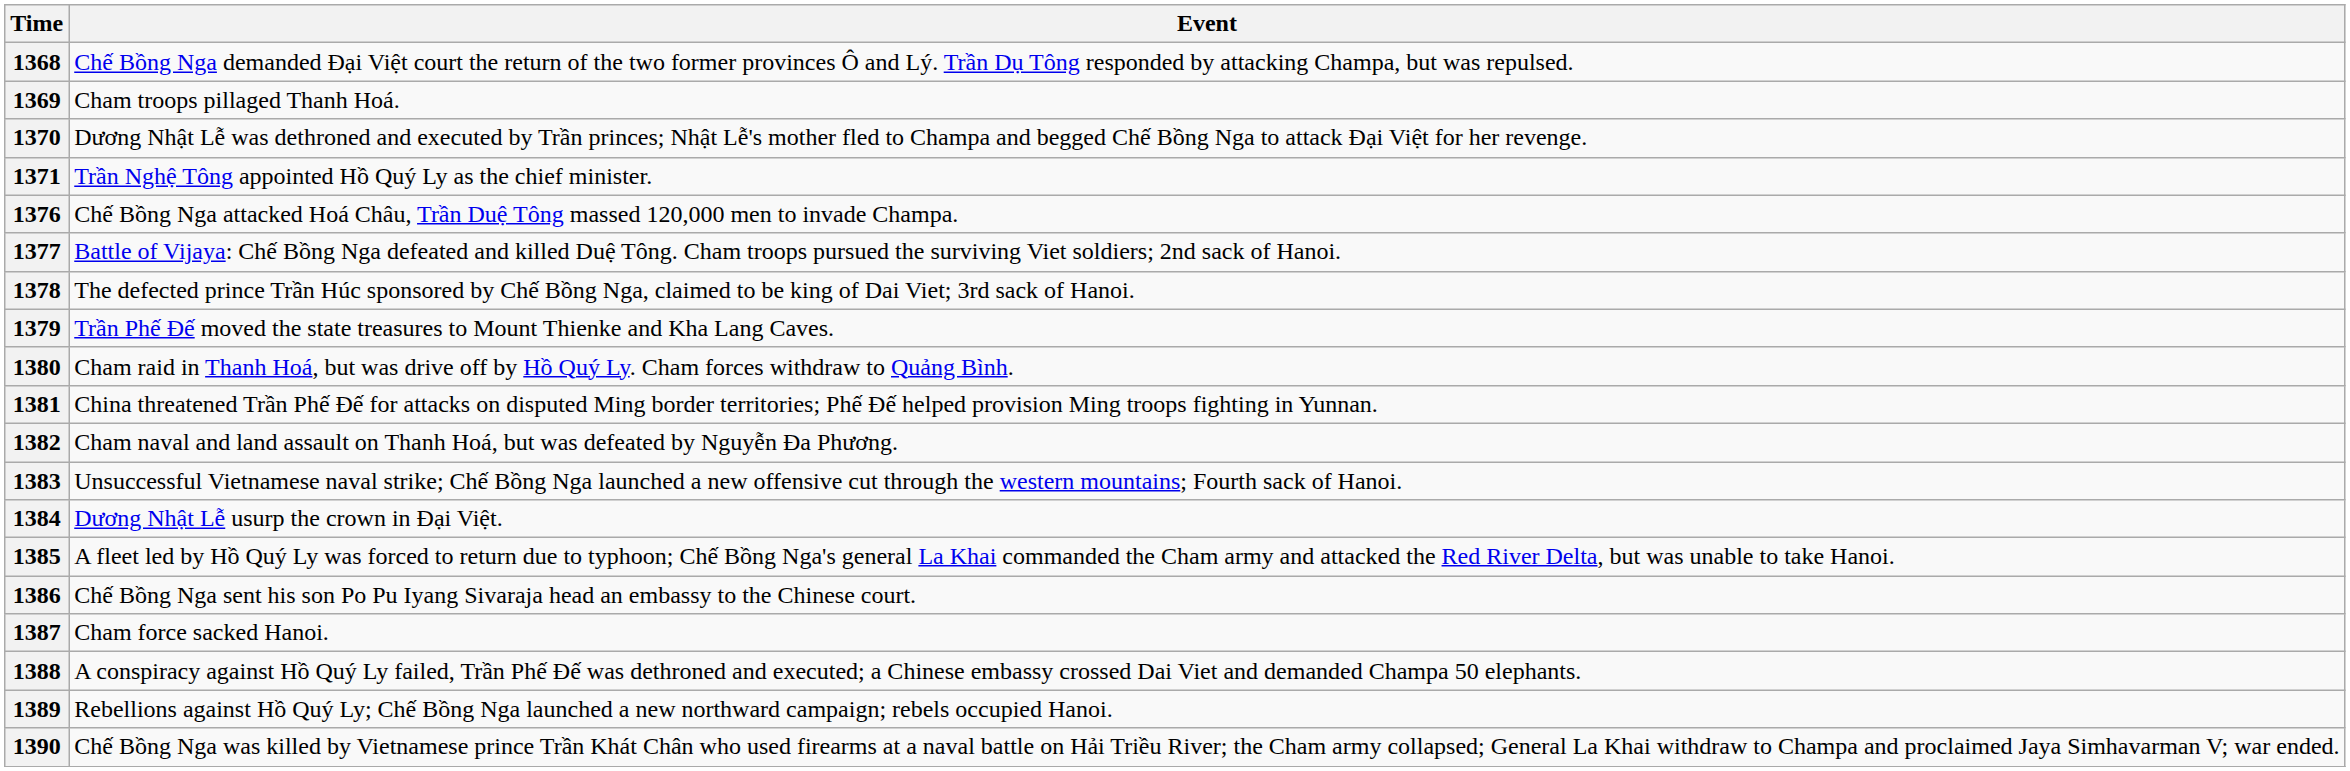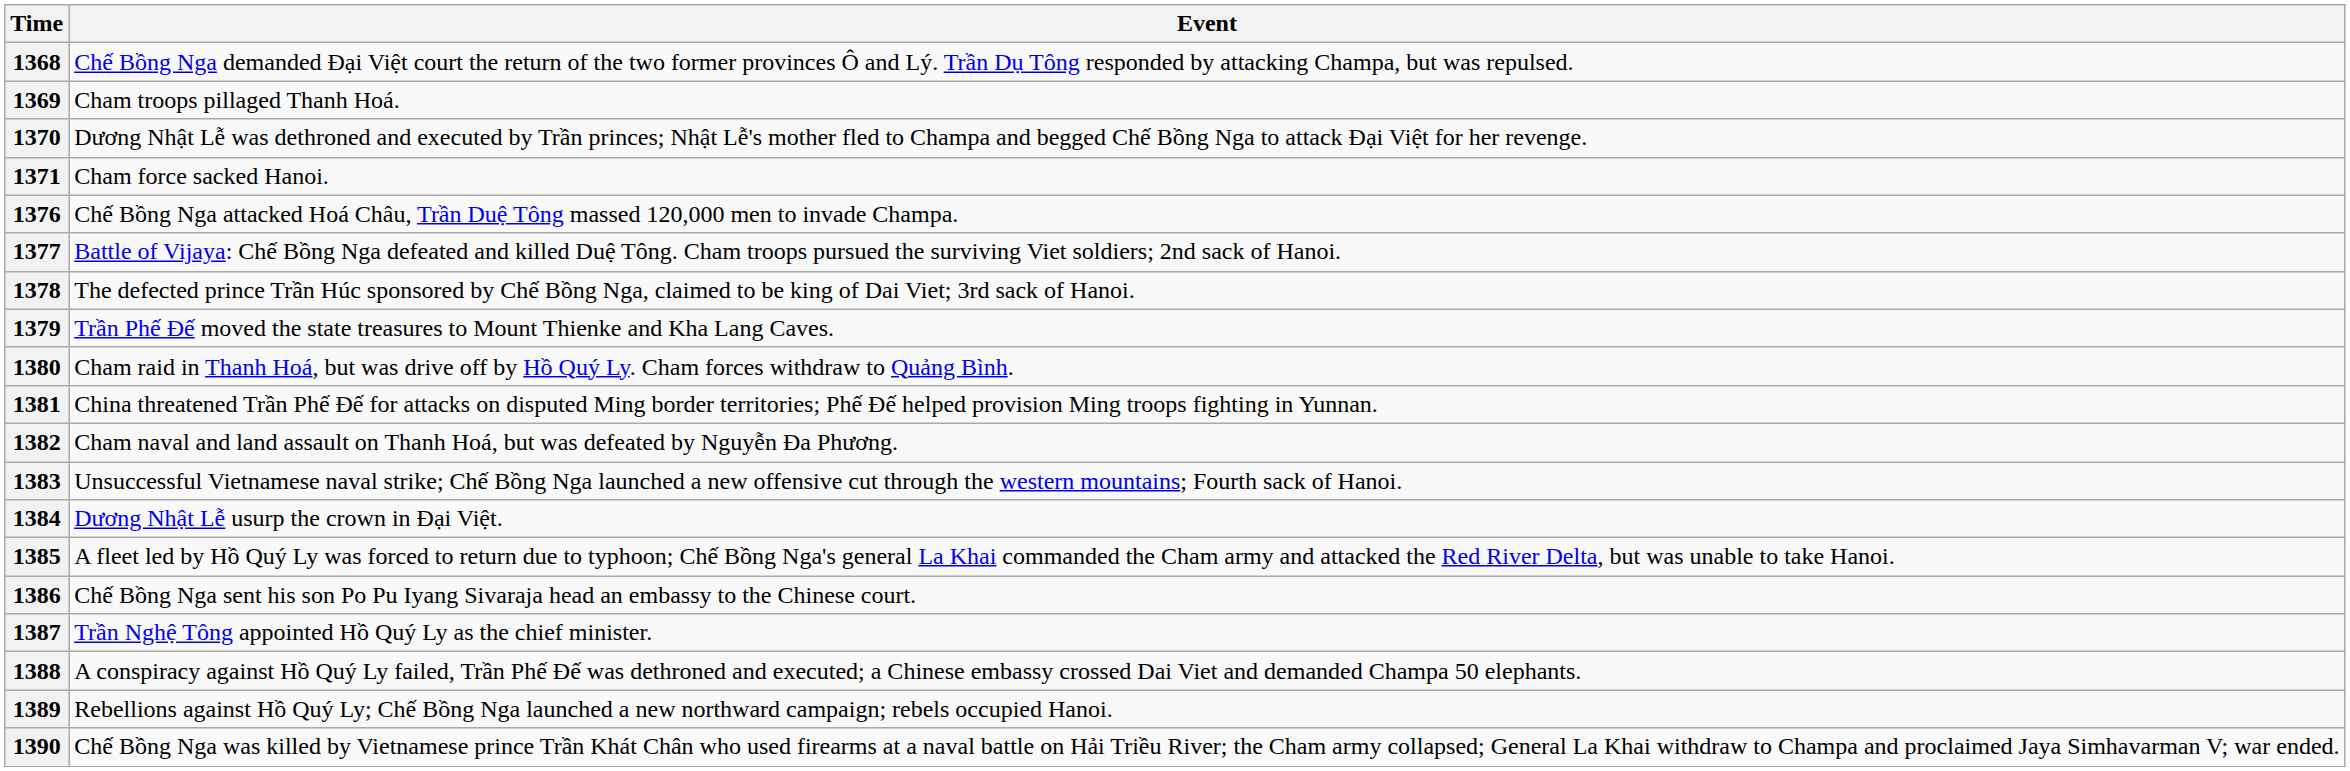(363, 175) Trần Nghệ Tông appointed Hồ Quý Ly as the chief minister. -> (202, 175) Cham force sacked Hanoi.
(202, 632) Cham force sacked Hanoi. -> (363, 632) Trần Nghệ Tông appointed Hồ Quý Ly as the chief minister.
